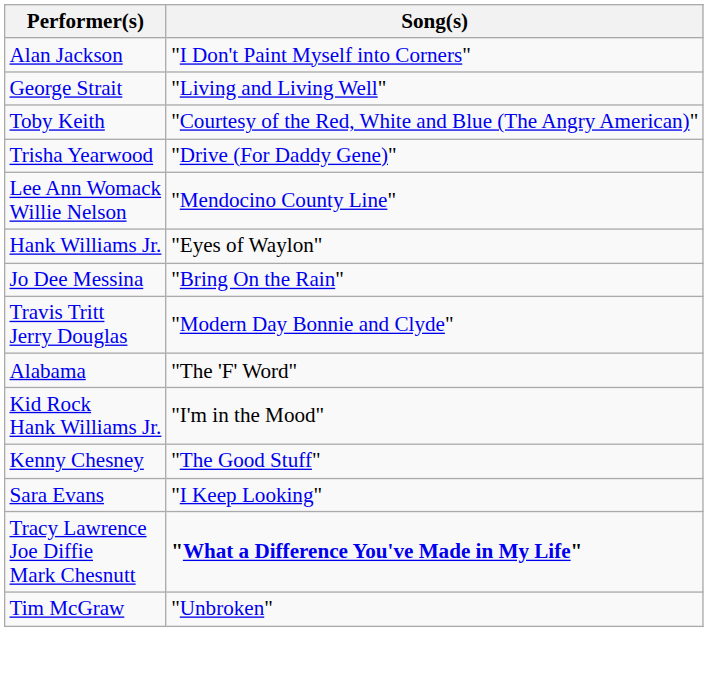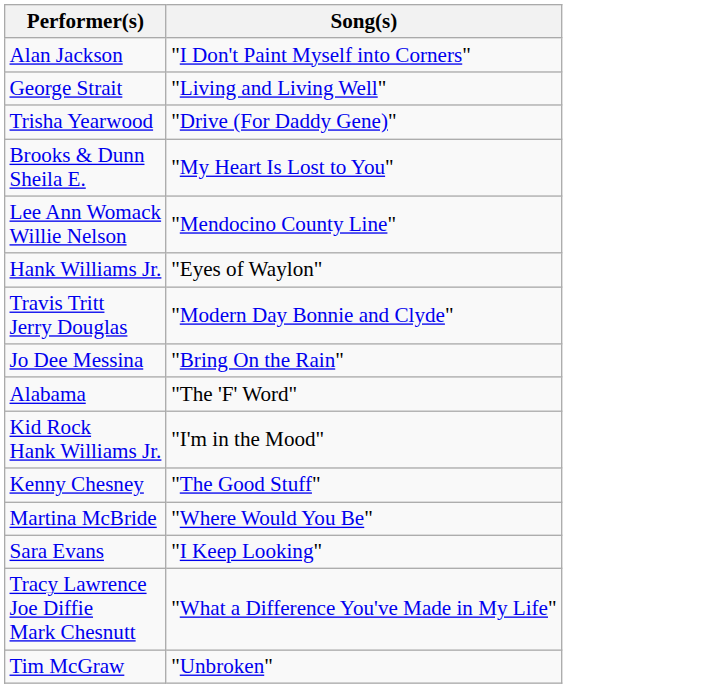- row: (57, 121)
+ row: (77, 167)
rows swapped: (76, 279) <-> (68, 324)
+ row: (83, 518)
(377, 551) bold -> (364, 608) normal
